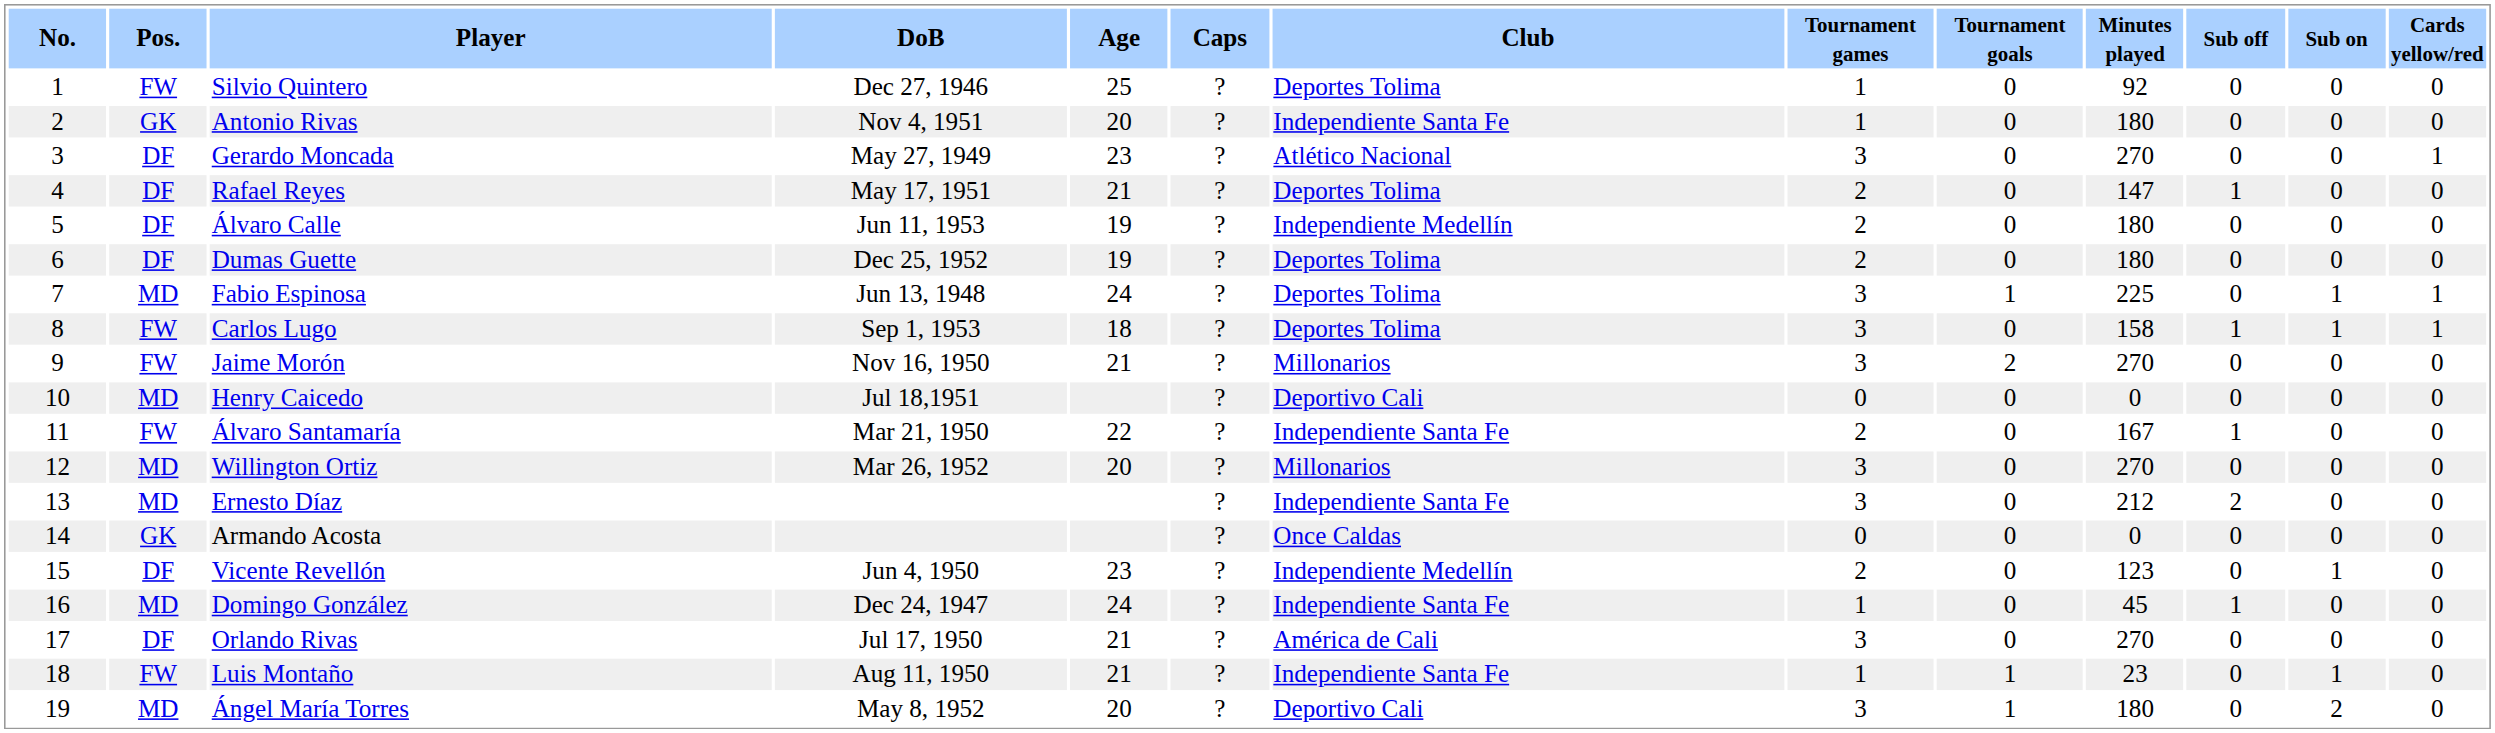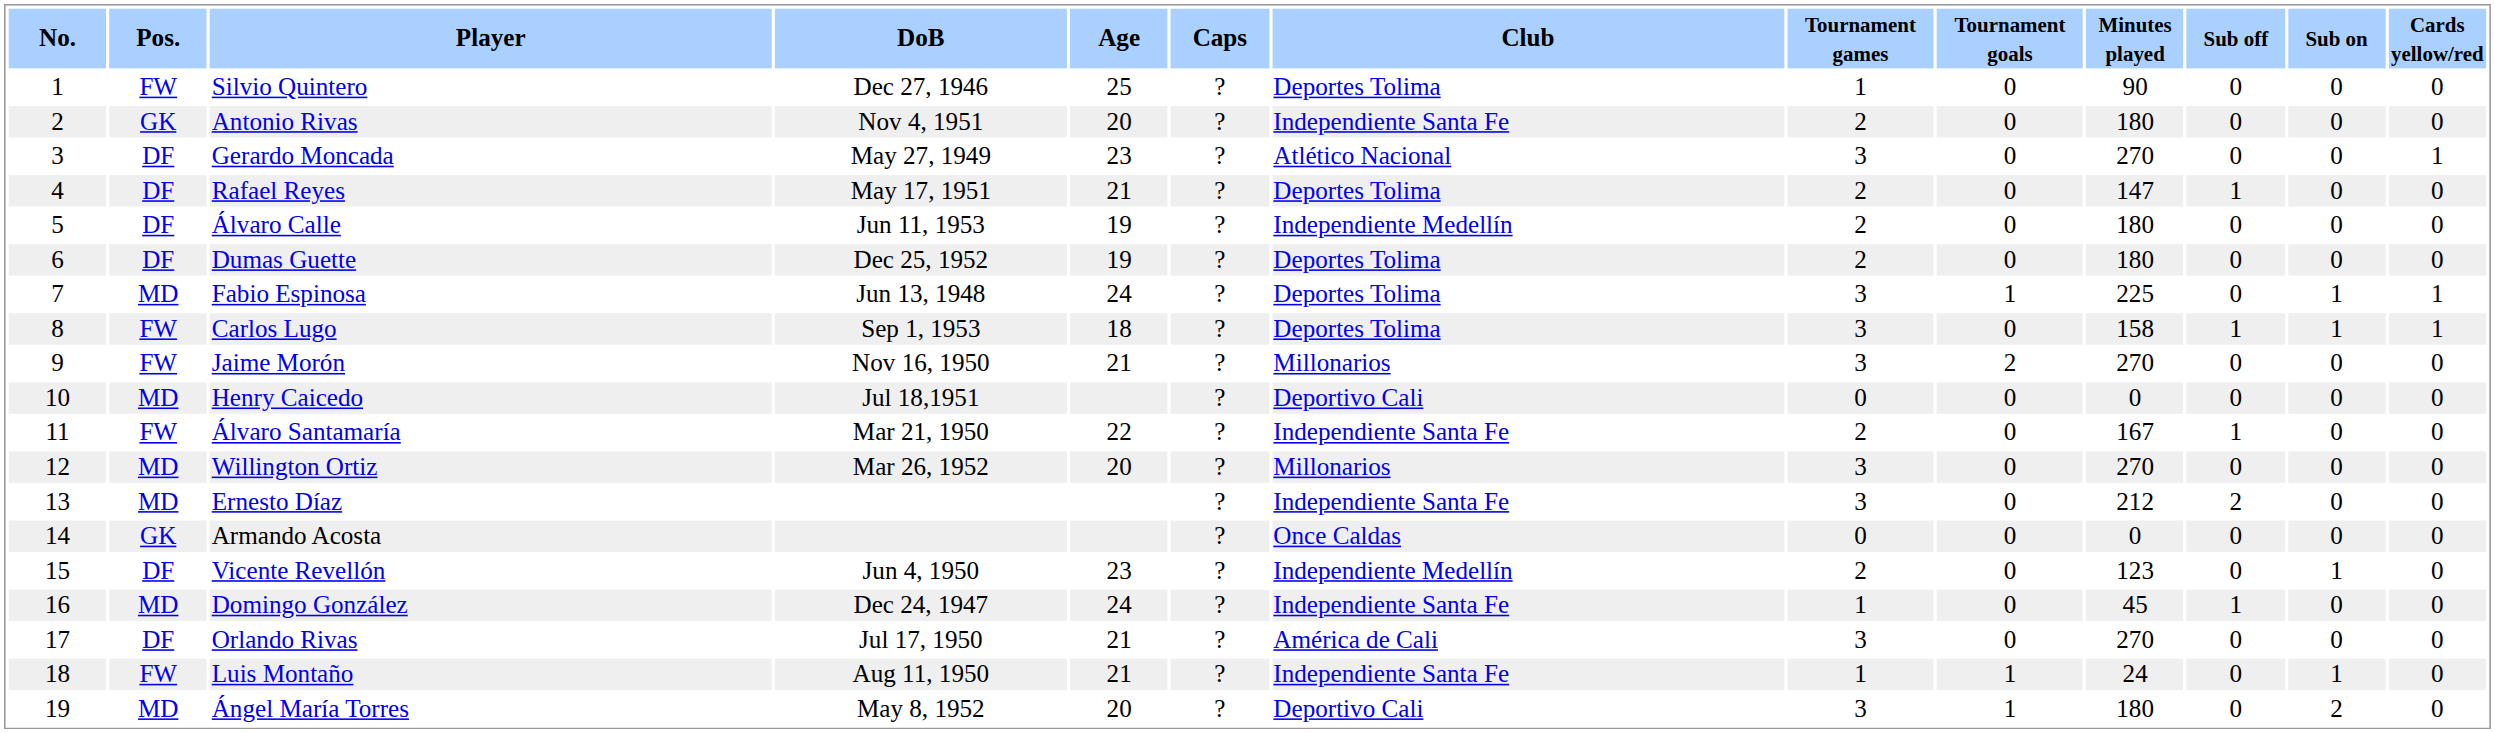(2135, 86) 92 -> (2135, 86) 90
(1860, 121) 1 -> (1860, 121) 2
(2135, 674) 23 -> (2135, 674) 24
